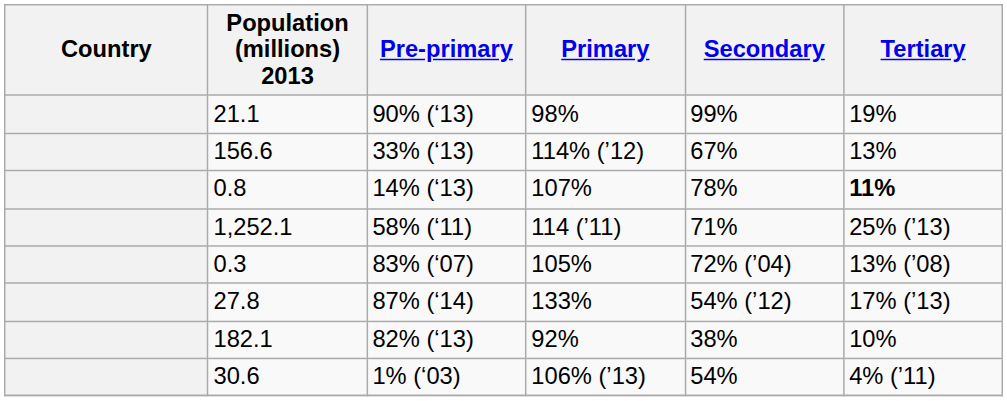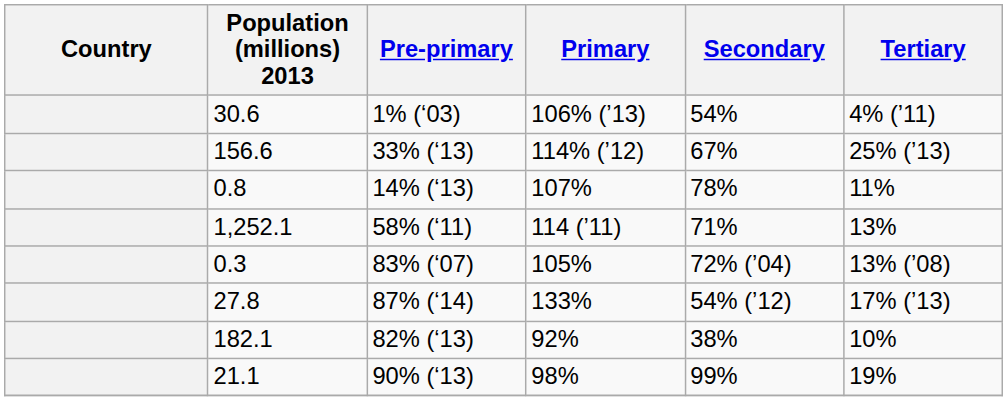rows swapped: (237, 376) <-> (237, 114)
(873, 151) 13% -> (900, 151) 25% (’13)
(872, 189) bold -> (872, 189) normal
(900, 226) 25% (’13) -> (873, 226) 13%
